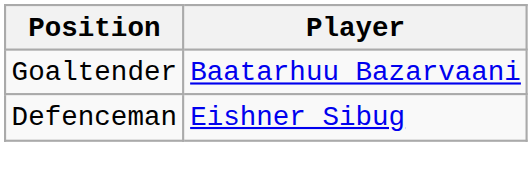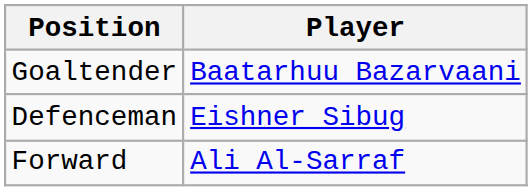+ row: (70, 162)
